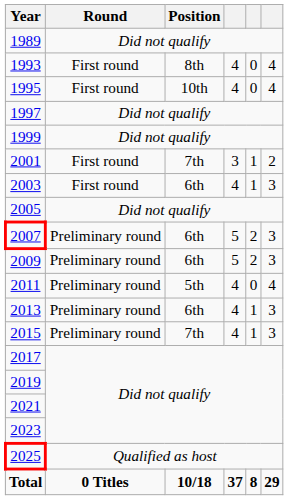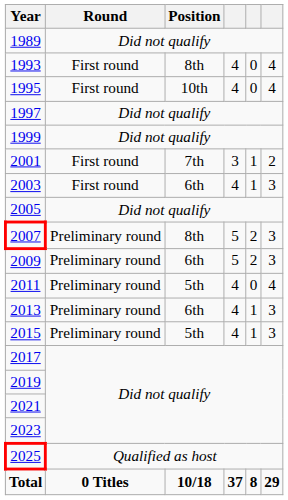(194, 235) 6th -> (194, 235) 8th
(194, 333) 7th -> (194, 333) 5th
